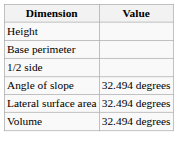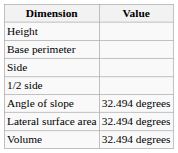+ row: (17, 67)
